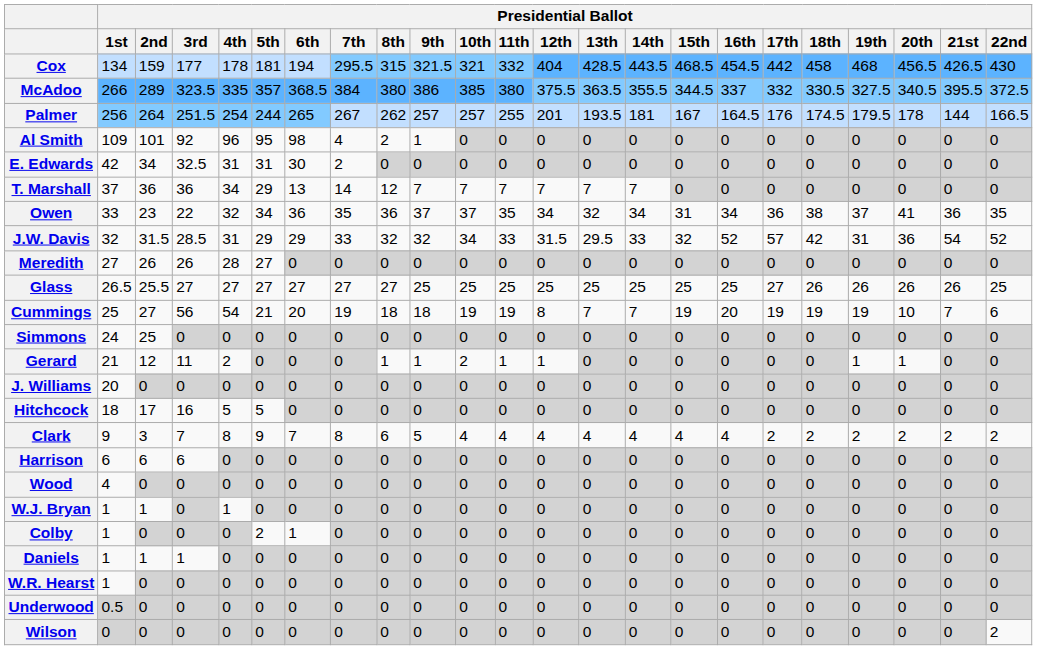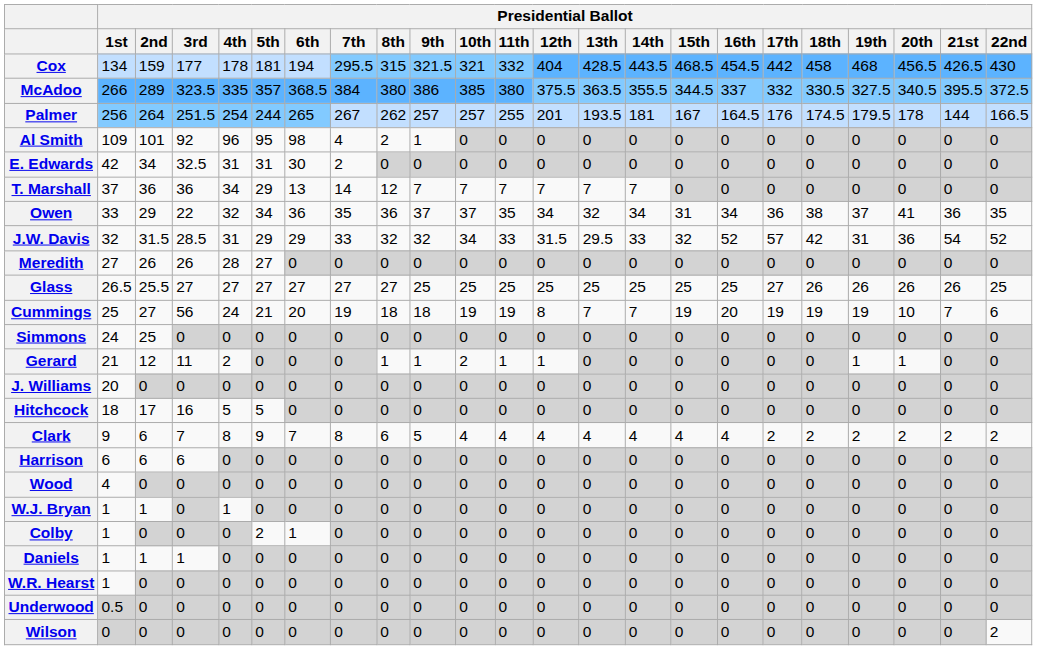(147, 213) 23 -> (147, 213) 29
(231, 312) 54 -> (231, 312) 24
(143, 435) 3 -> (143, 435) 6
